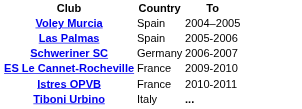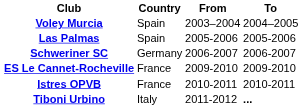+ column: (213, 8)
